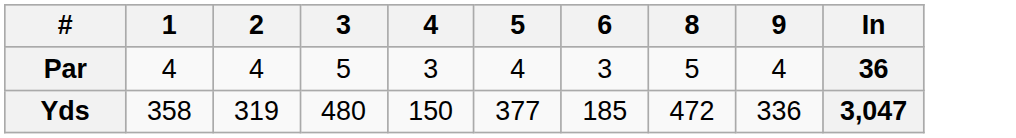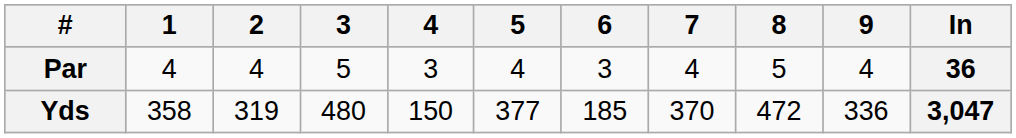+ column: (692, 25)
